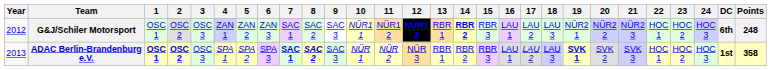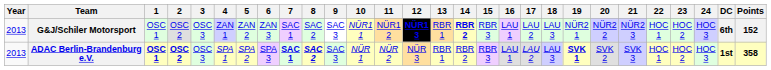(16, 30) 2012 -> (16, 30) 2013
(750, 30) 248 -> (750, 30) 152
